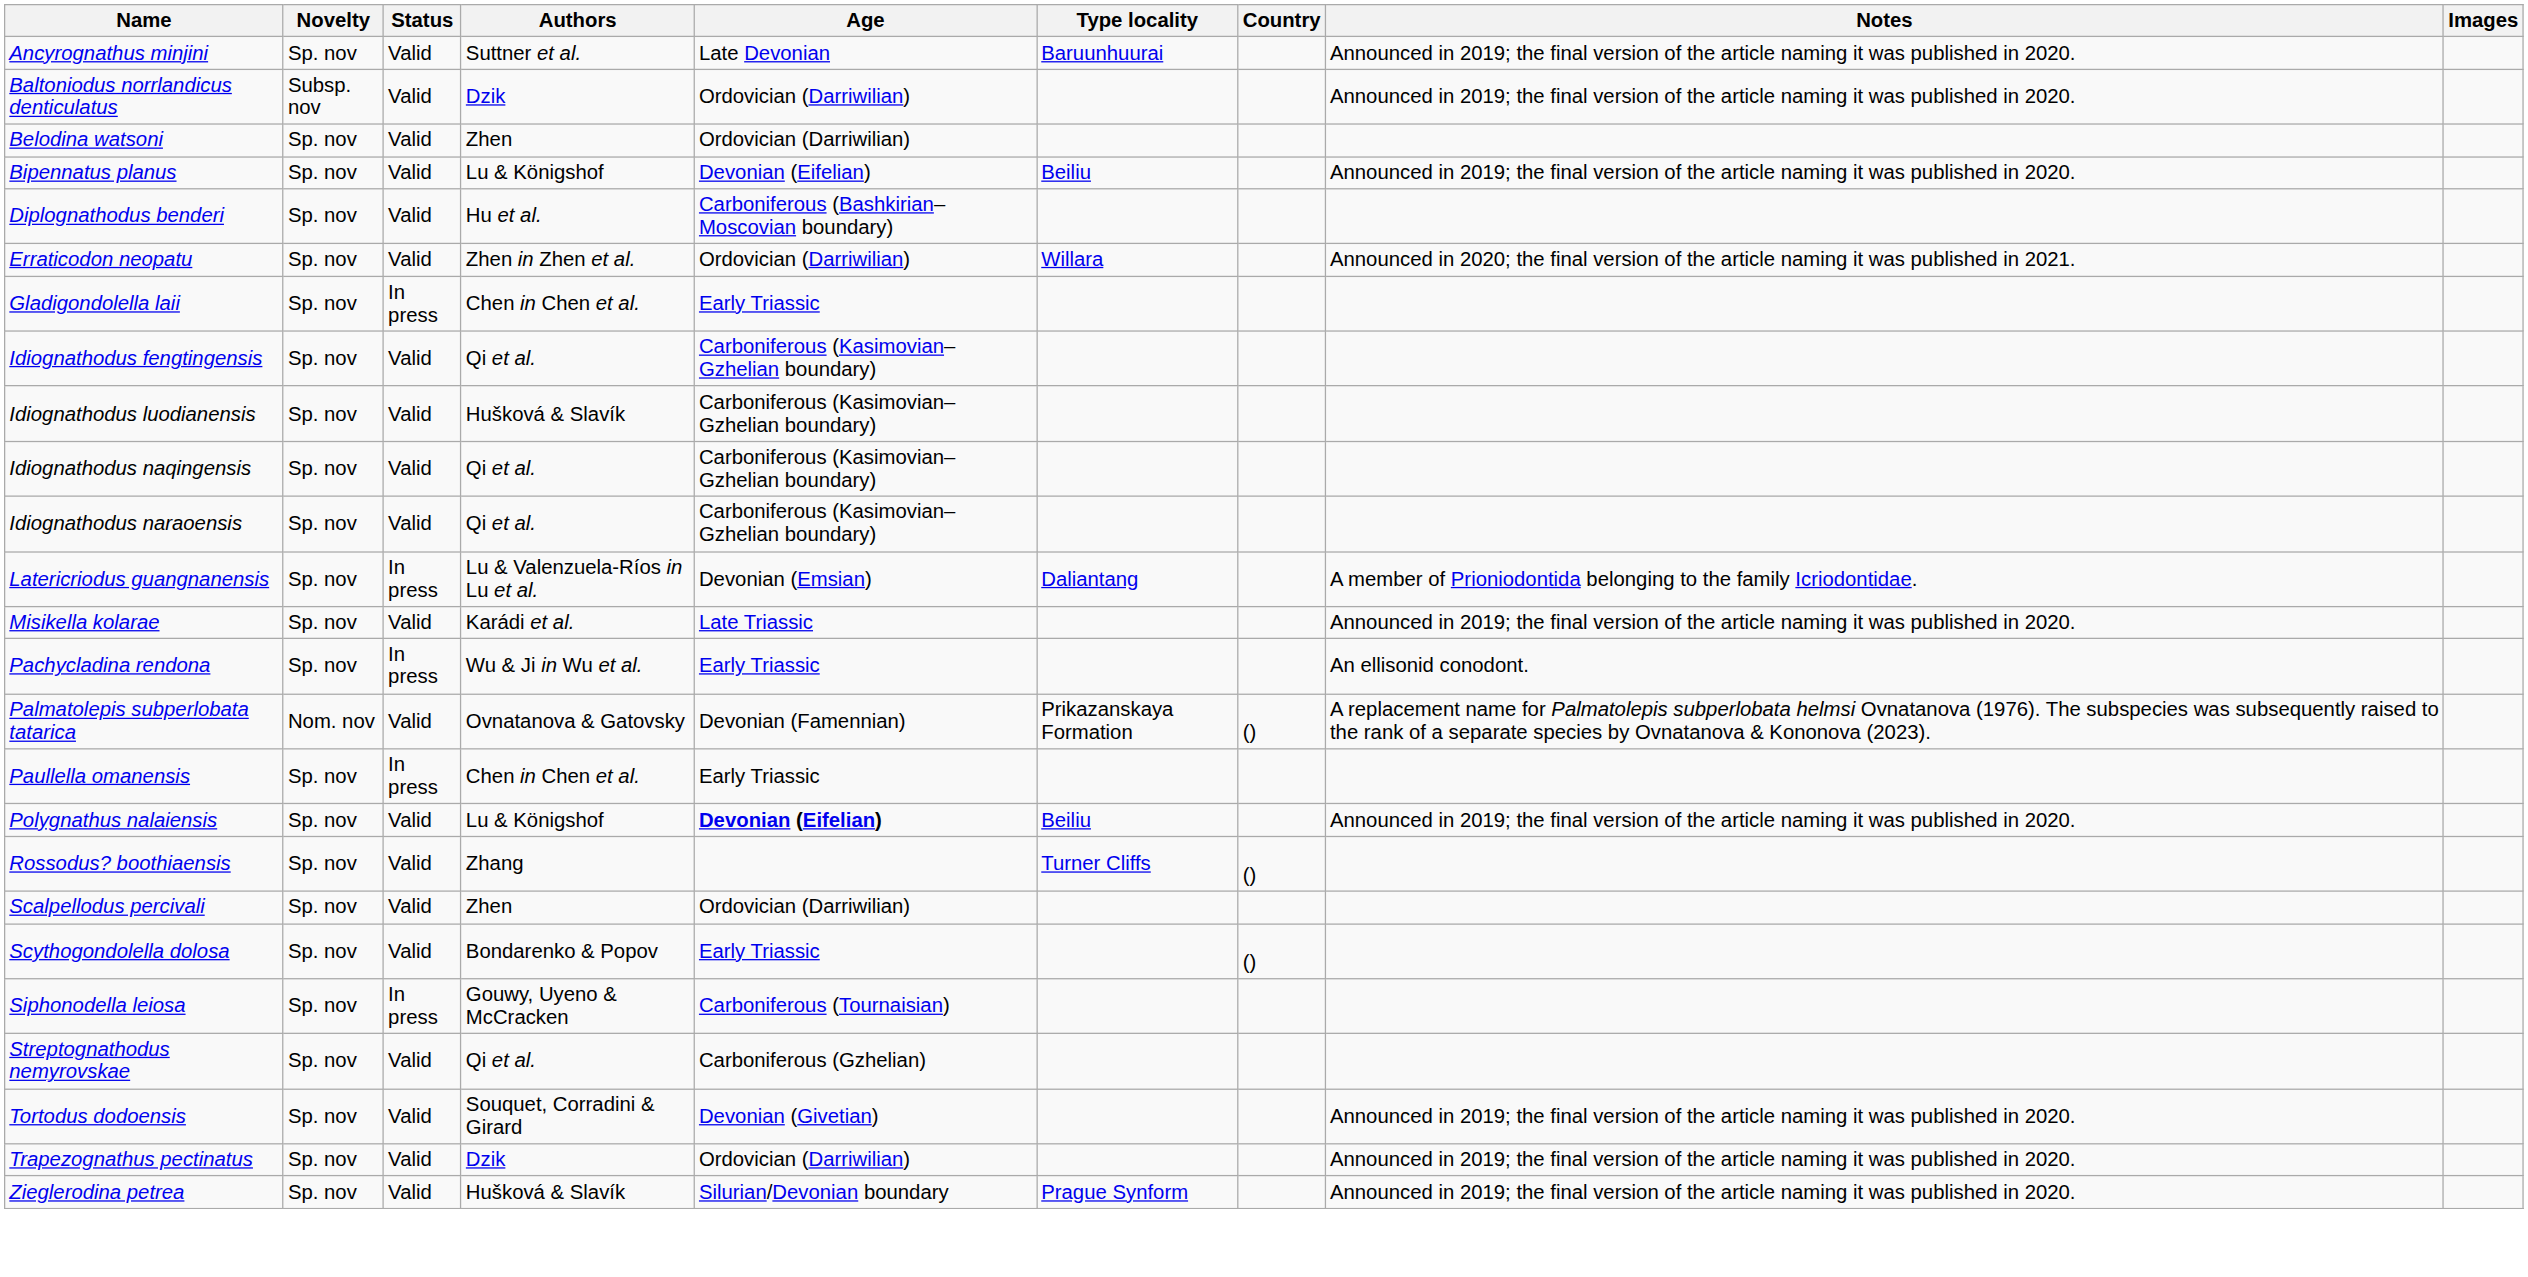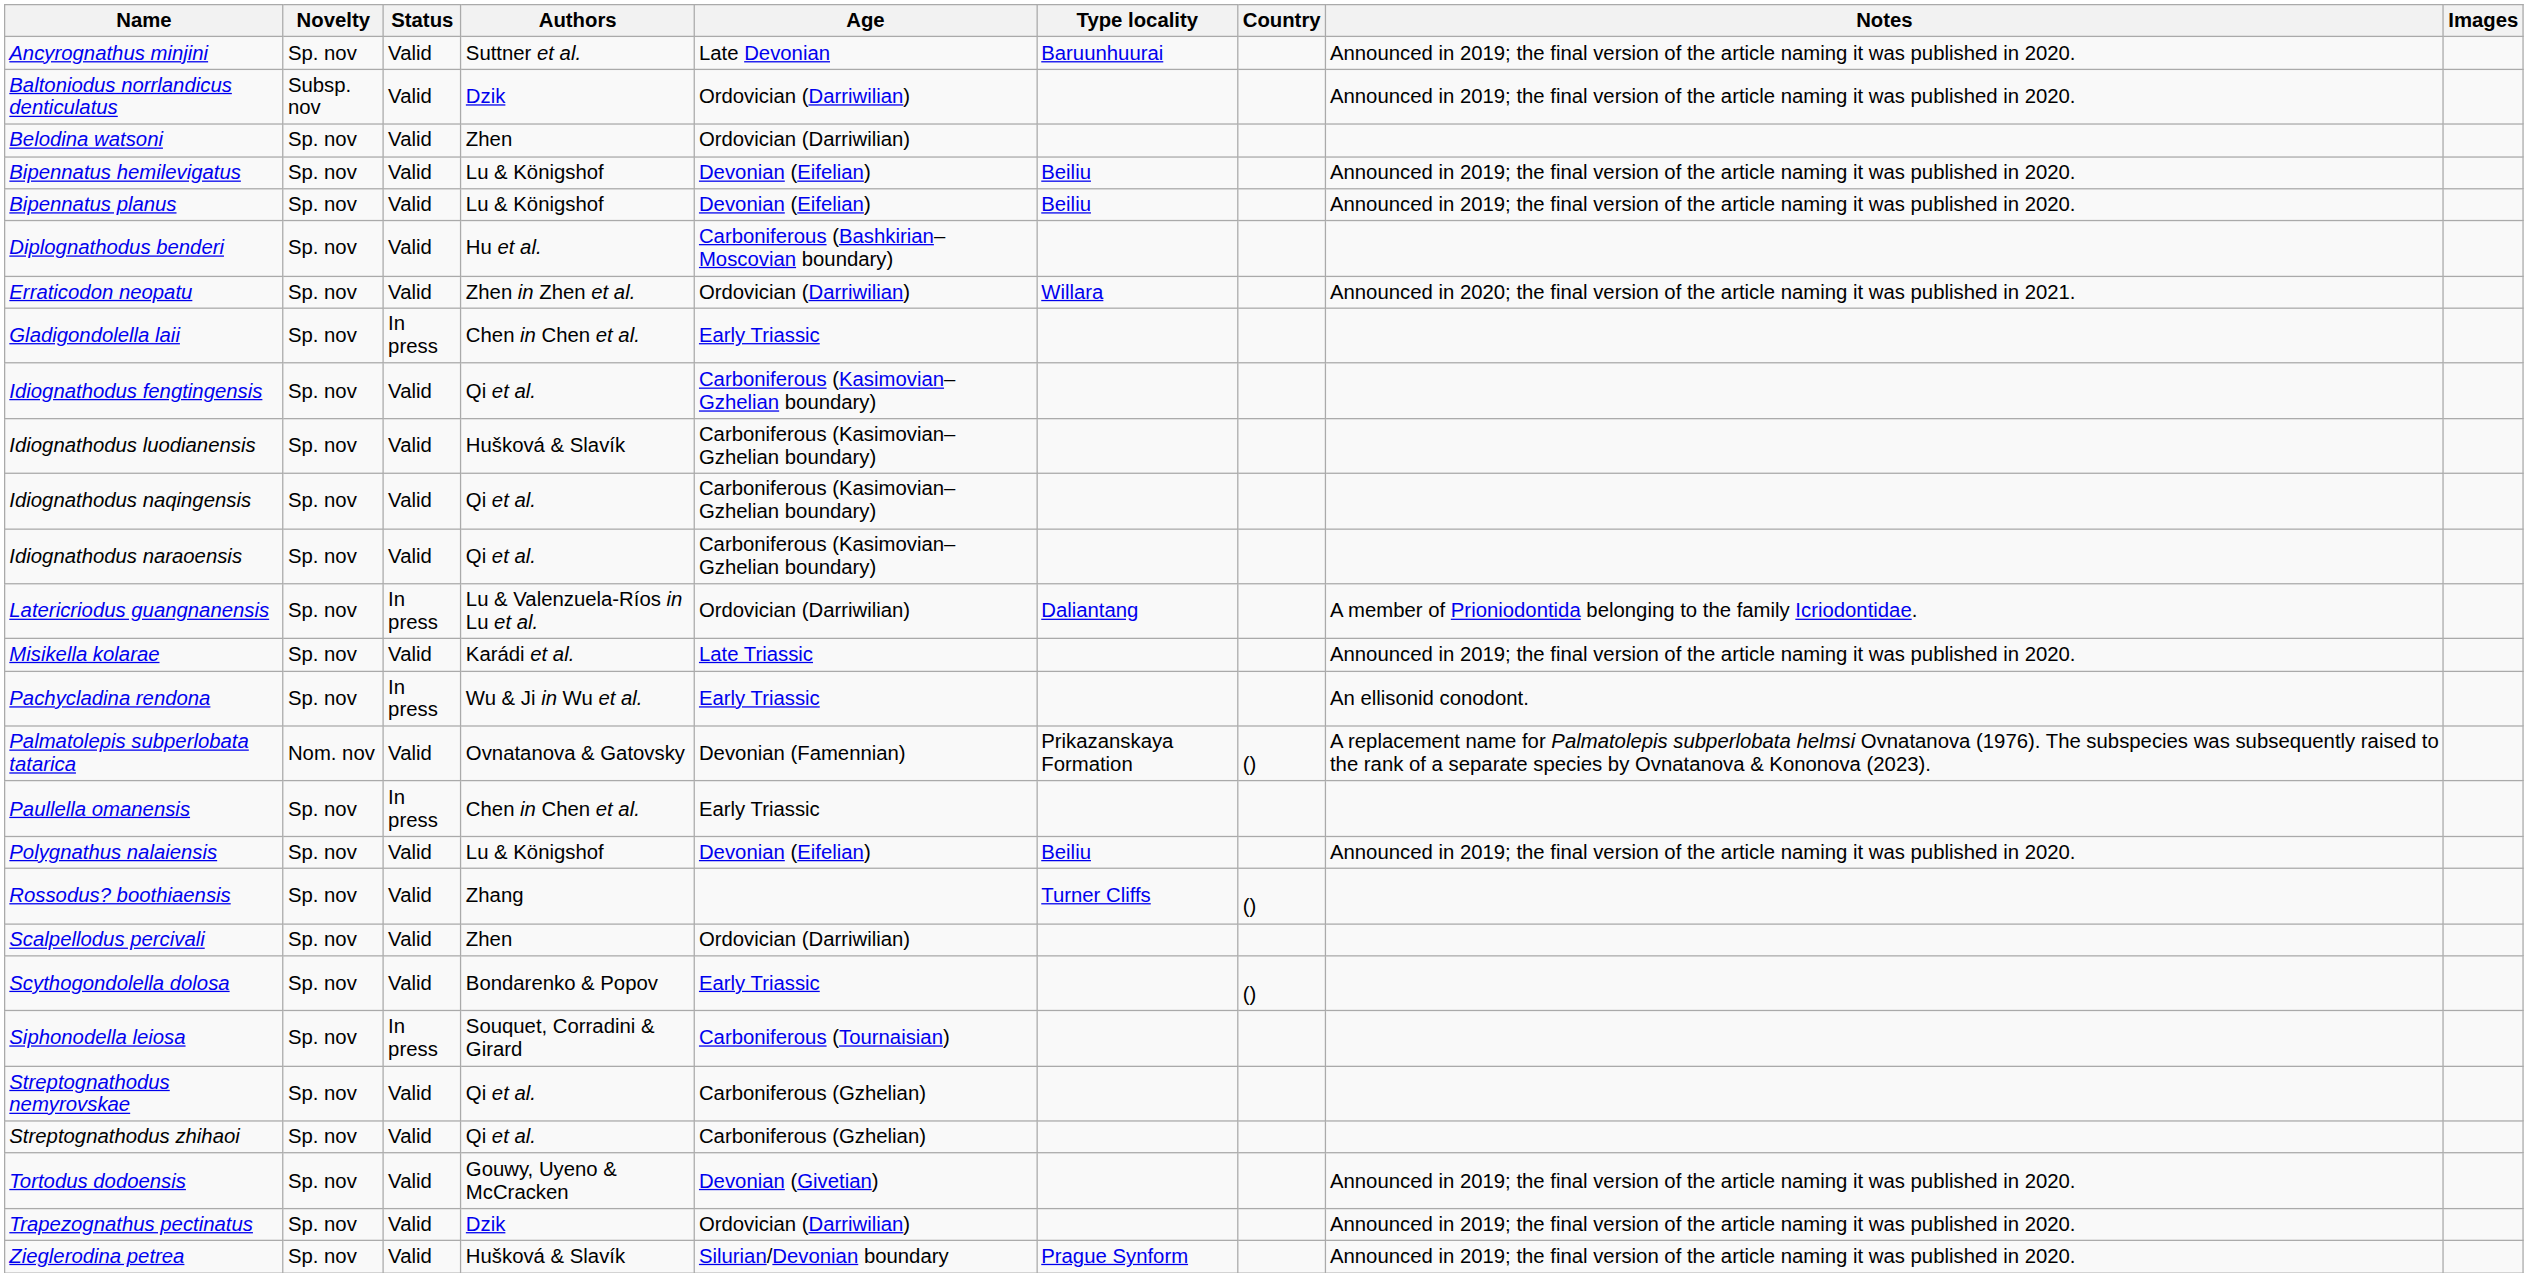+ row: (125, 172)
(785, 578) Devonian (Emsian) -> (805, 611) Ordovician (Darriwilian)
(790, 819) bold -> (785, 852) normal
(541, 1005) Gouwy, Uyeno & McCracken -> (560, 1038) Souquet, Corradini & Girard
+ row: (125, 1136)
(560, 1116) Souquet, Corradini & Girard -> (541, 1180) Gouwy, Uyeno & McCracken
